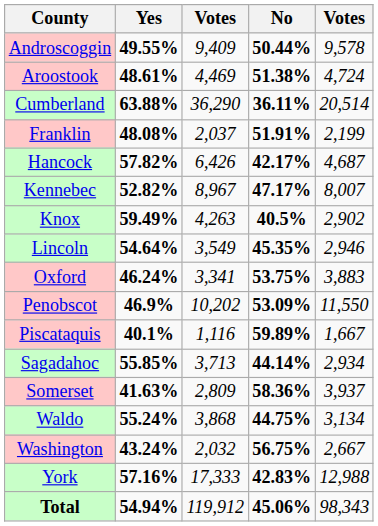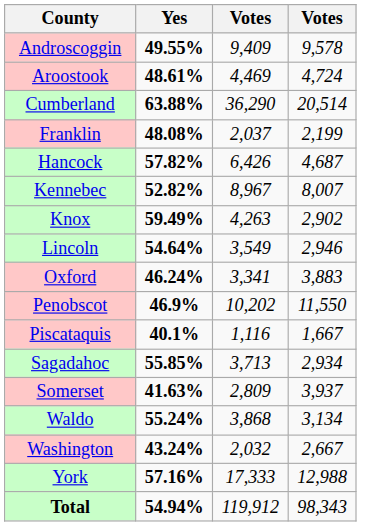- column: (282, 18)
